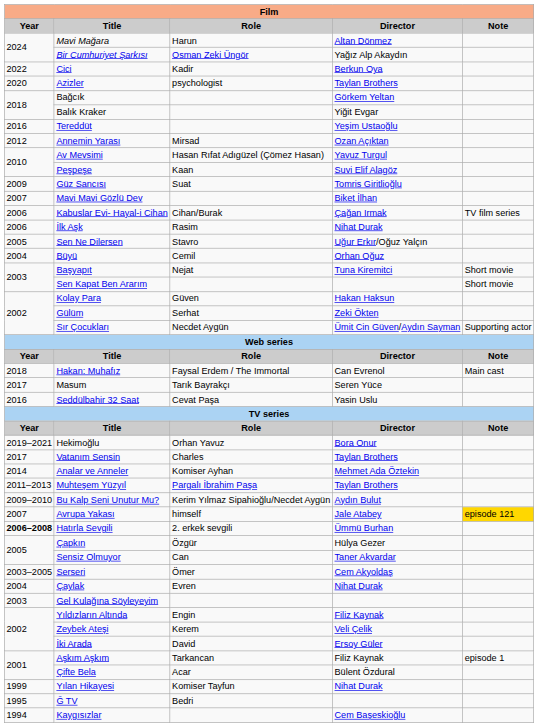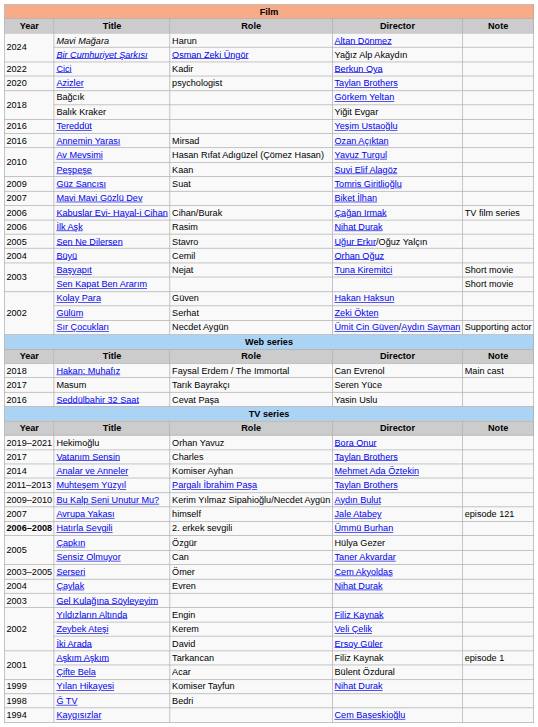(17, 140) 2012 -> (17, 140) 2016
(490, 514) gold background -> (490, 514) no background
(17, 701) 1995 -> (17, 701) 1998
